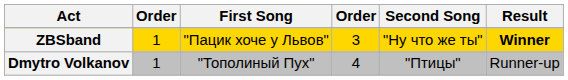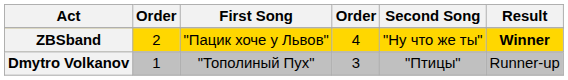(156, 39) 1 -> (156, 39) 2
(356, 39) 3 -> (356, 39) 4
(356, 63) 4 -> (356, 63) 3
